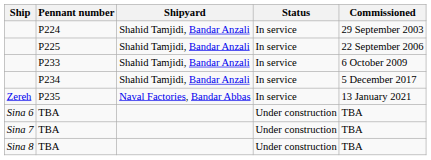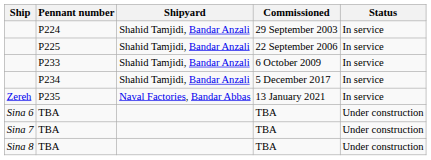columns swapped: (383, 12) <-> (296, 12)
